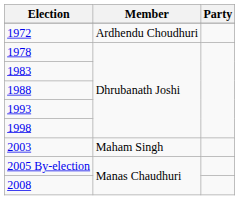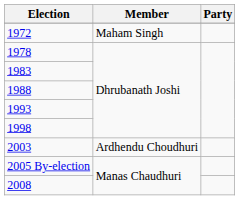(147, 33) Ardhendu Choudhuri -> (129, 33) Maham Singh
(129, 147) Maham Singh -> (147, 147) Ardhendu Choudhuri
